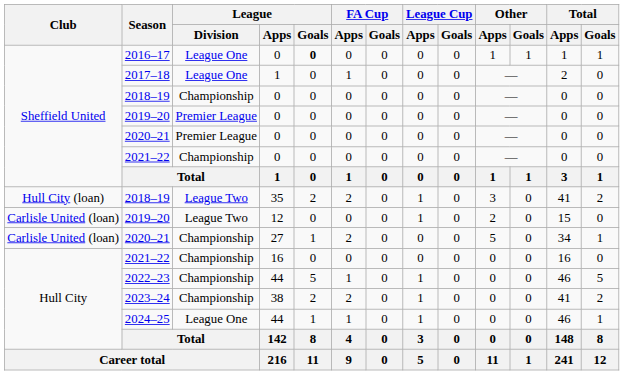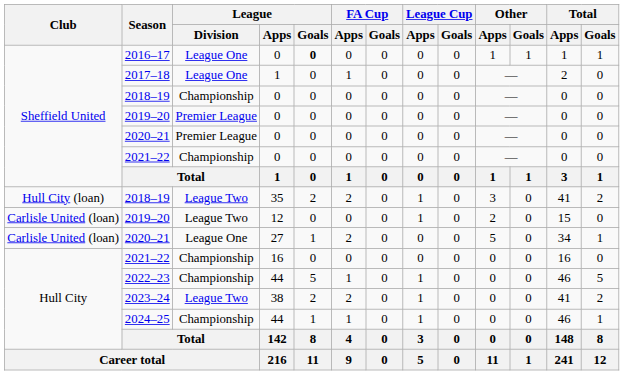(216, 237) Championship -> (216, 237) League One
(216, 298) Championship -> (216, 298) League Two
(216, 319) League One -> (216, 319) Championship
